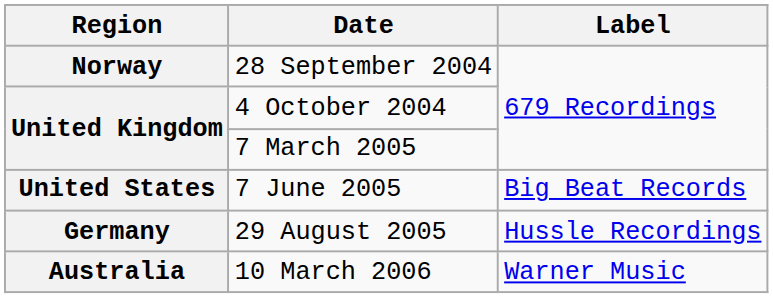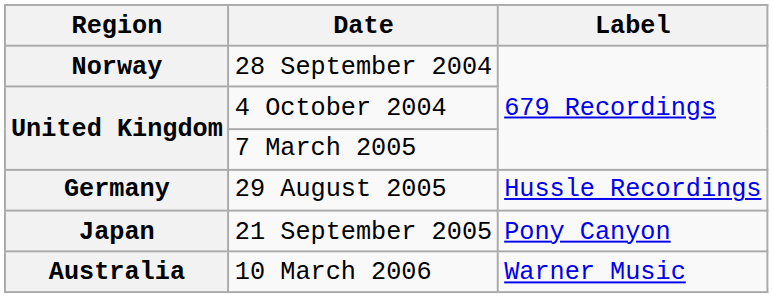- row: (318, 190)
+ row: (364, 231)
